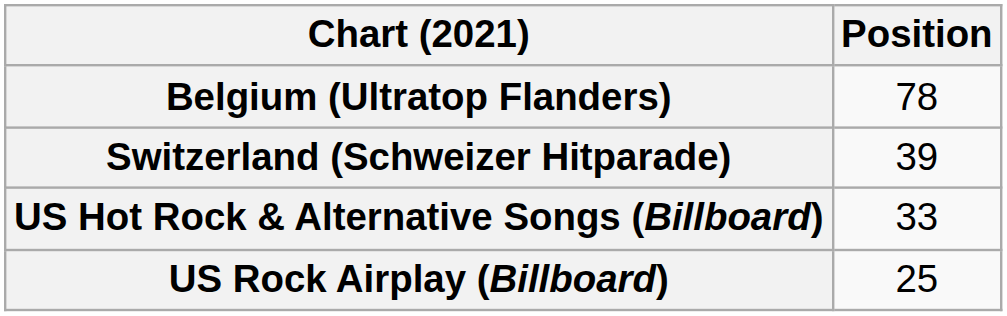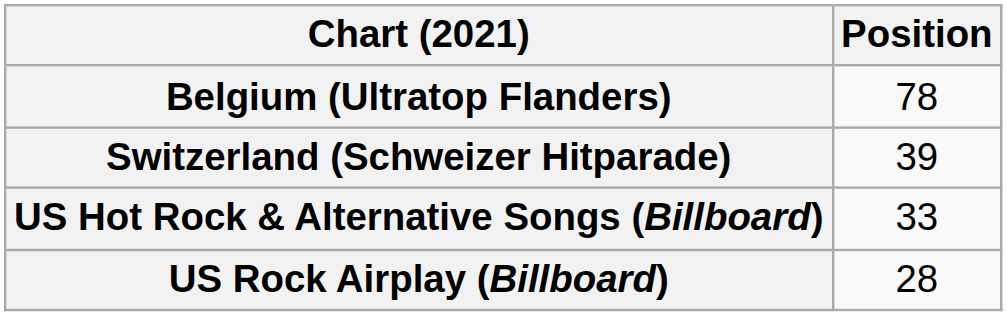(917, 278) 25 -> (917, 278) 28
